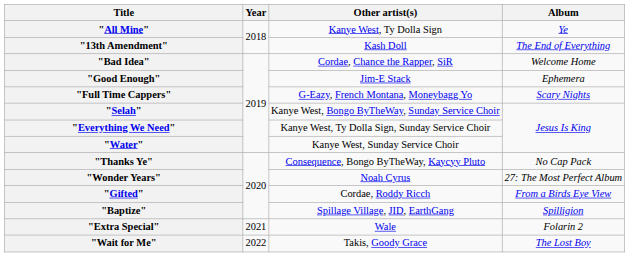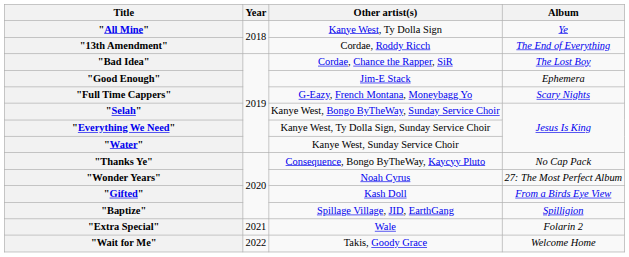(385, 45) Kash Doll -> (385, 45) Cordae, Roddy Ricch
(563, 62) Welcome Home -> (563, 62) The Lost Boy
(385, 194) Cordae, Roddy Ricch -> (385, 194) Kash Doll
(563, 243) The Lost Boy -> (563, 243) Welcome Home
